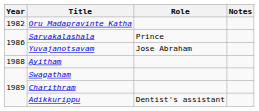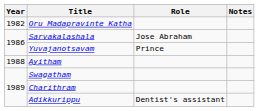(150, 36) Prince -> (164, 36) Jose Abraham
(164, 49) Jose Abraham -> (150, 49) Prince
